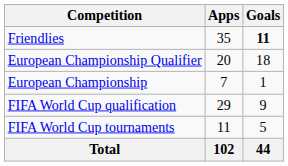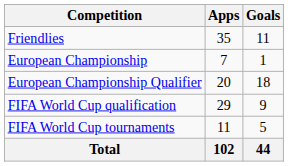(263, 37) bold -> (263, 37) normal
rows swapped: (105, 60) <-> (77, 82)
